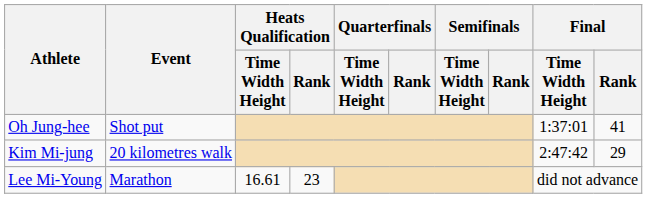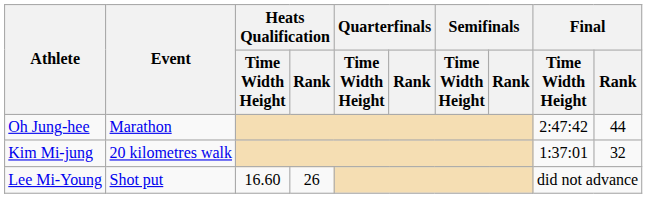(136, 127) Shot put -> (141, 127) Marathon
(564, 127) 1:37:01 -> (564, 127) 2:47:42
(618, 127) 41 -> (618, 127) 44
(564, 153) 2:47:42 -> (564, 153) 1:37:01
(618, 153) 29 -> (618, 153) 32
(141, 180) Marathon -> (136, 180) Shot put
(263, 180) 16.61 -> (263, 180) 16.60
(312, 180) 23 -> (312, 180) 26
